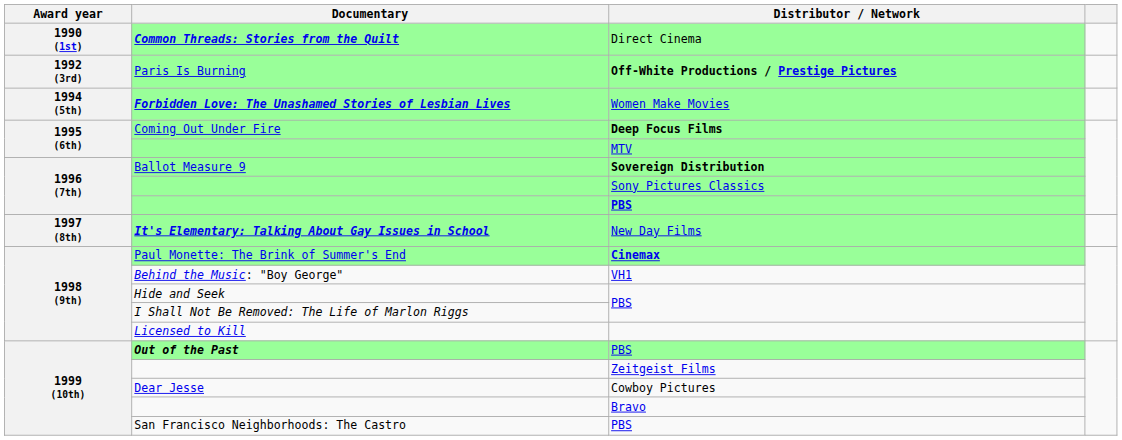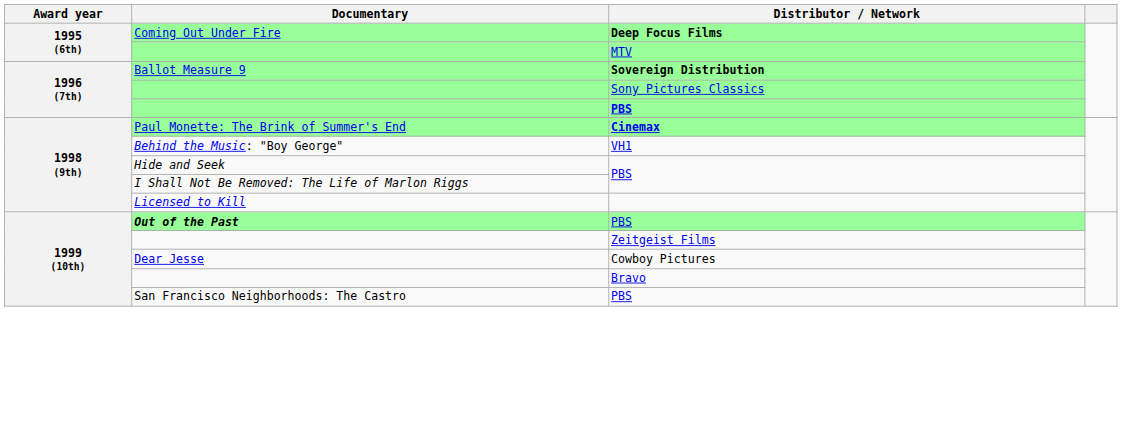- row: (267, 39)
- row: (190, 72)
- row: (322, 104)
- row: (312, 230)
